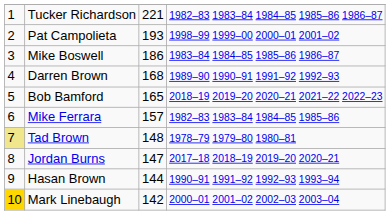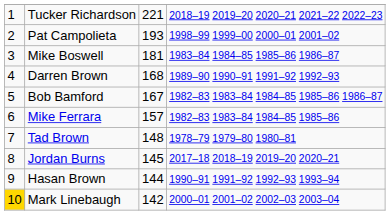(276, 15) 1982–83 1983–84 1984–85 1985–86 1986–87 -> (276, 15) 2018–19 2019–20 2020–21 2021–22 2022–23
(153, 55) 186 -> (153, 55) 181
(153, 96) 165 -> (153, 96) 167
(276, 97) 2018–19 2019–20 2020–21 2021–22 2022–23 -> (276, 97) 1982–83 1983–84 1984–85 1985–86 1986–87
(11, 138) khaki background -> (11, 138) no background
(153, 158) 147 -> (153, 158) 145
